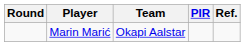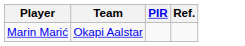- column: (26, 13)
